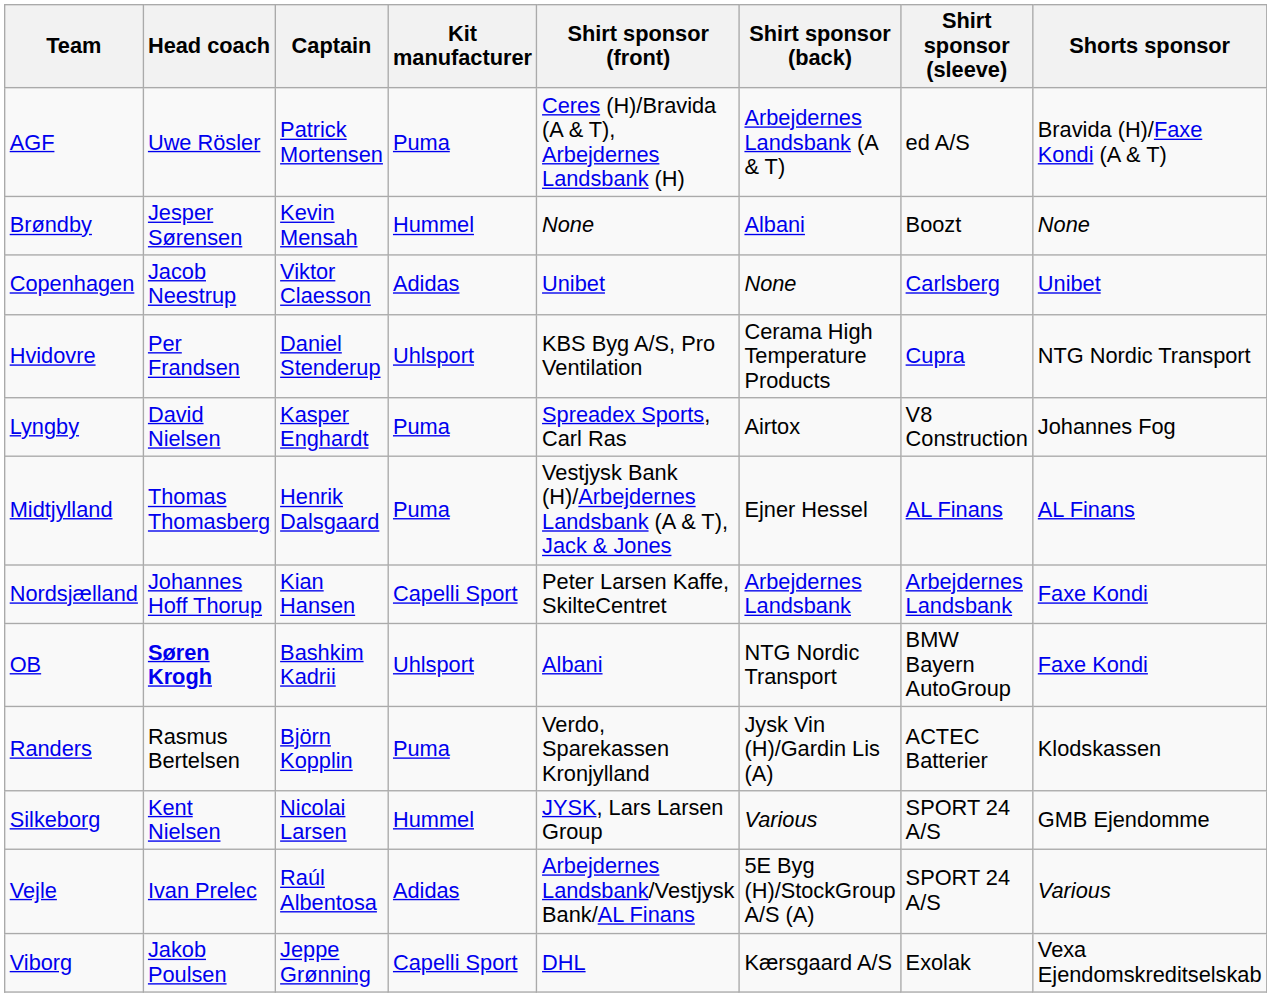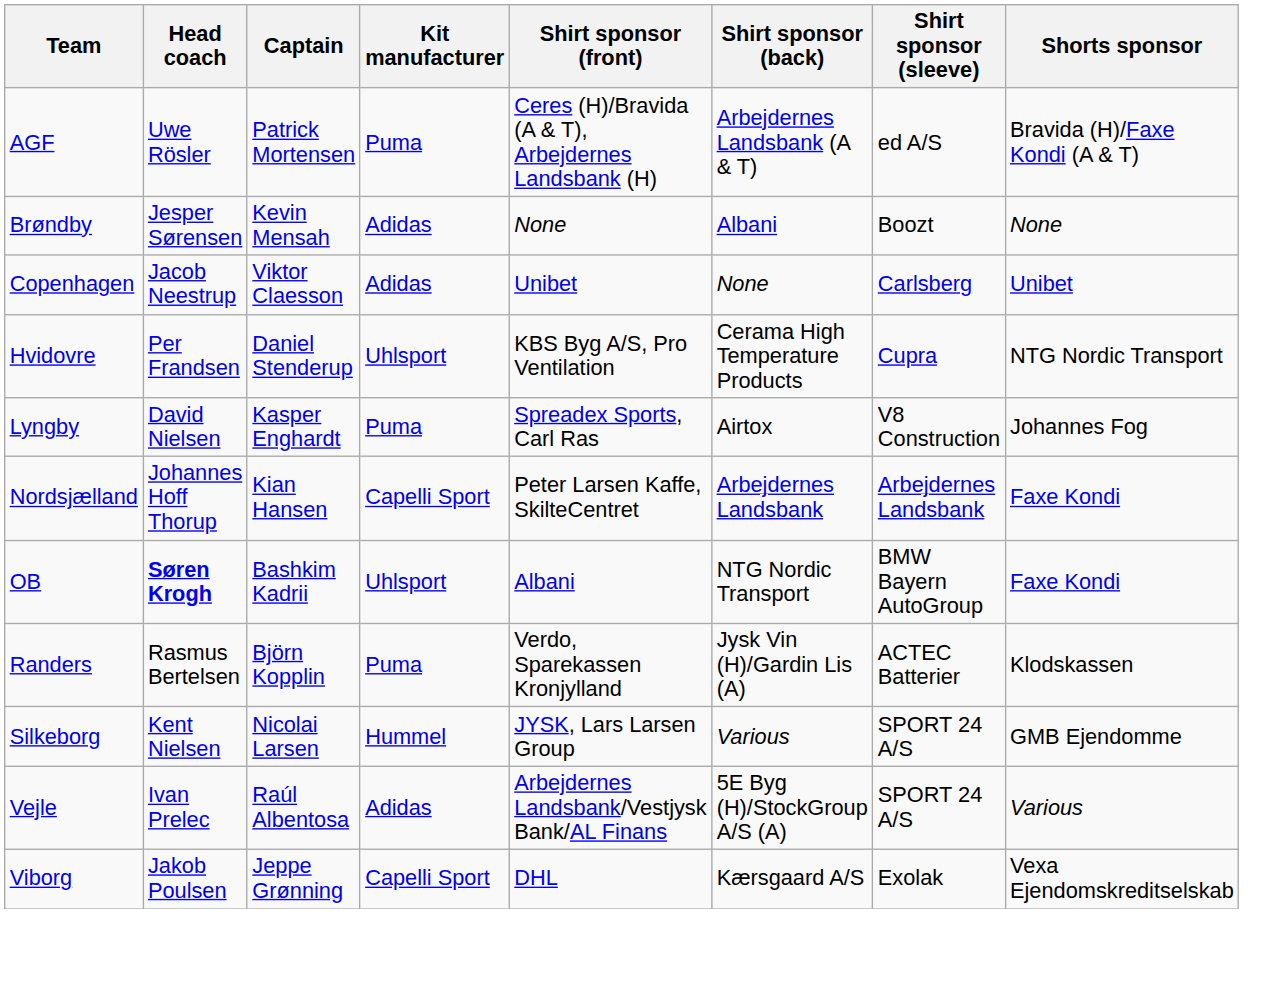(433, 225) Hummel -> (398, 225) Adidas
- row: (61, 510)
